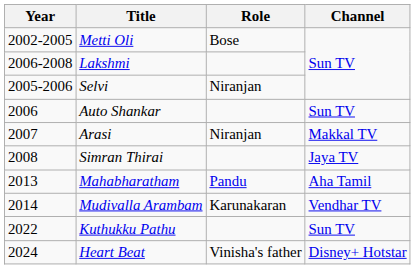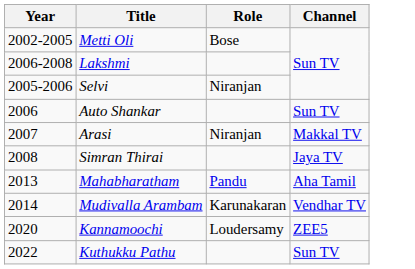+ row: (121, 228)
- row: (112, 252)
